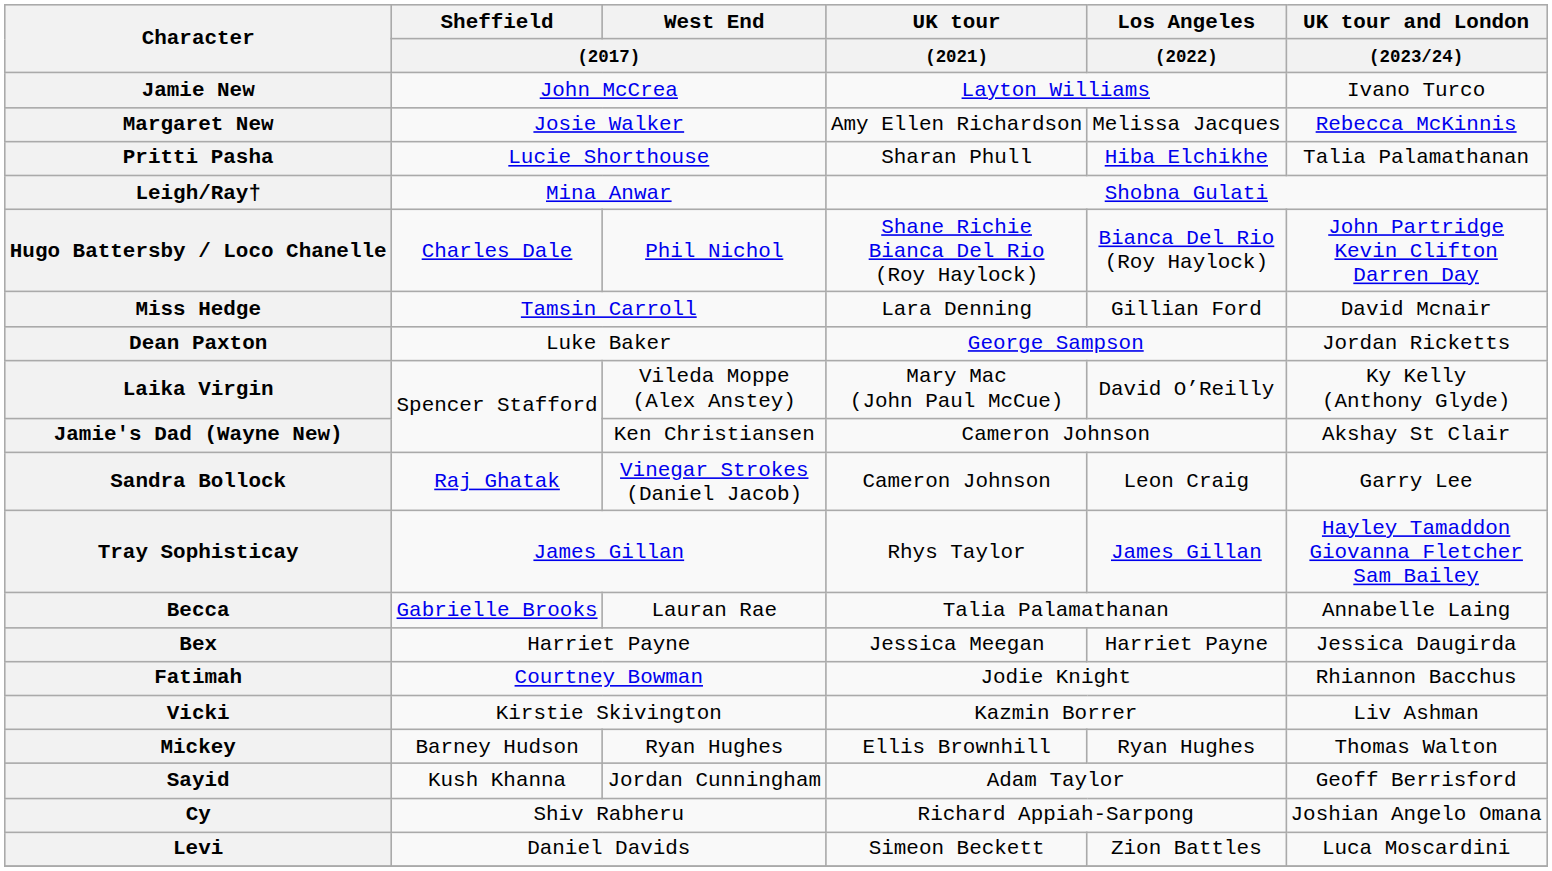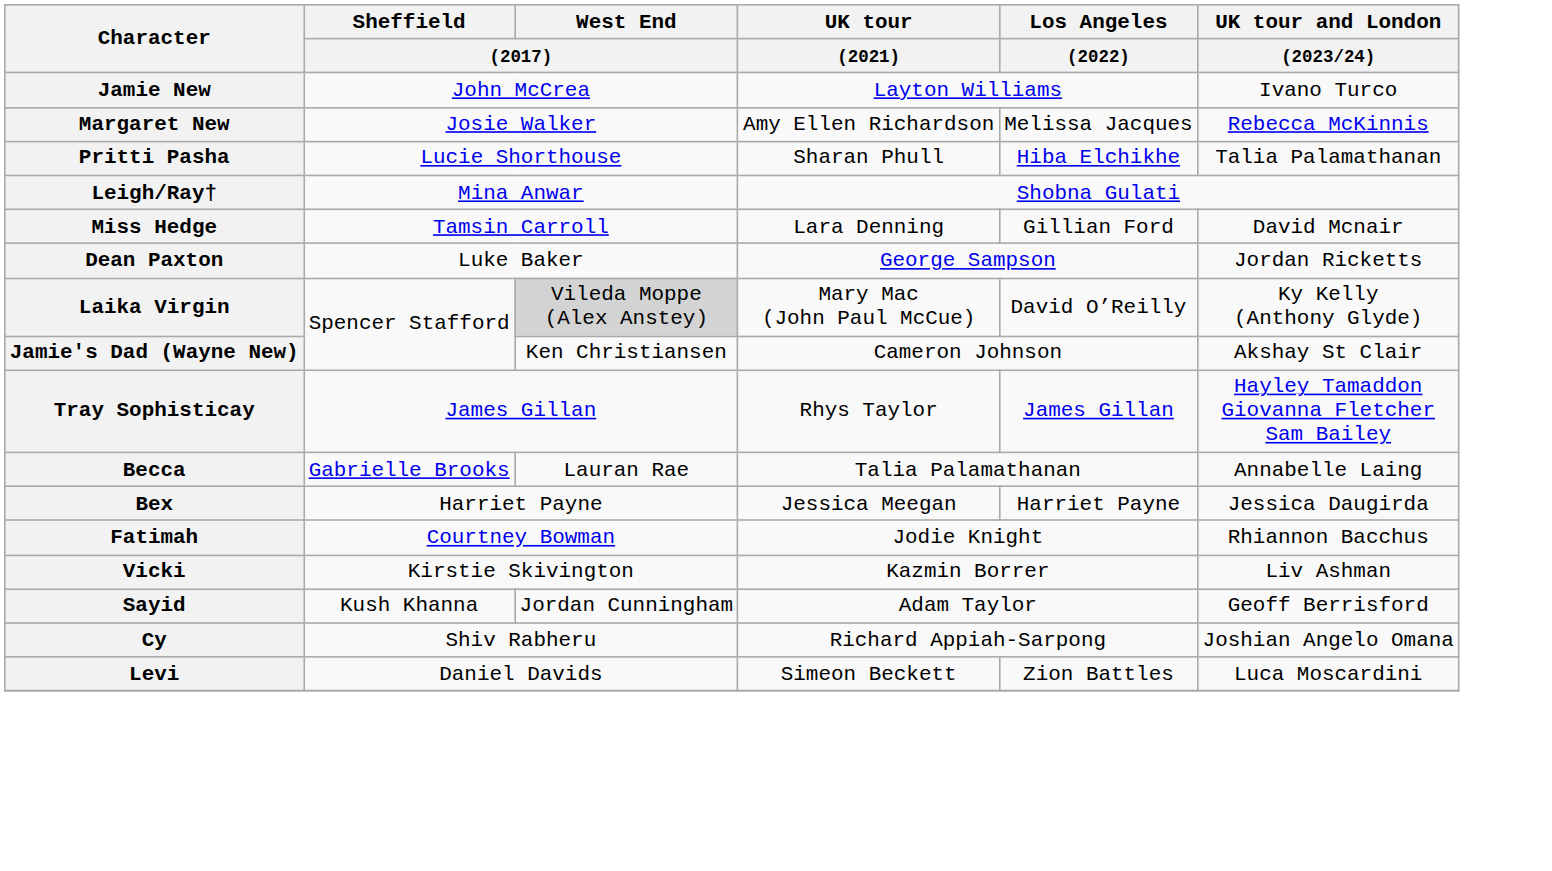- row: (198, 251)
(714, 389) no background -> (626, 307) lightgrey background
- row: (198, 482)
- row: (198, 747)
